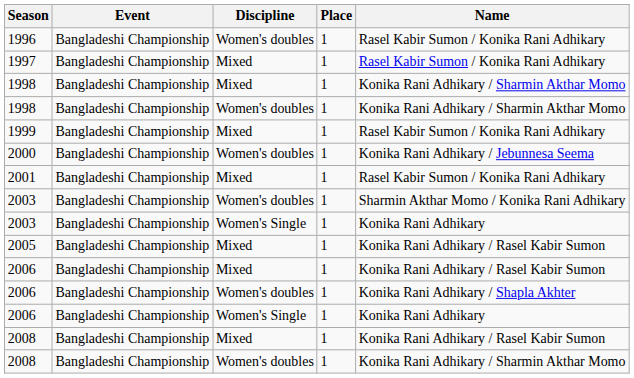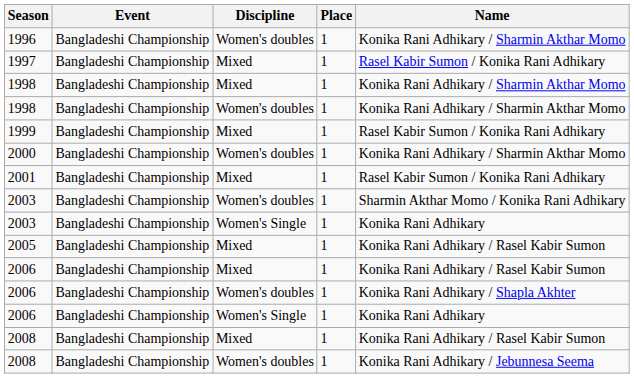(482, 39) Rasel Kabir Sumon / Konika Rani Adhikary -> (492, 39) Konika Rani Adhikary / Sharmin Akthar Momo
(476, 154) Konika Rani Adhikary / Jebunnesa Seema -> (492, 154) Konika Rani Adhikary / Sharmin Akthar Momo
(492, 361) Konika Rani Adhikary / Sharmin Akthar Momo -> (476, 361) Konika Rani Adhikary / Jebunnesa Seema
